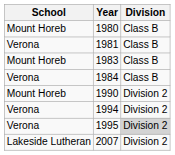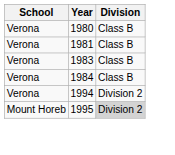(36, 28) Mount Horeb -> (23, 28) Verona
(36, 61) Mount Horeb -> (23, 61) Verona
- row: (107, 93)
(23, 126) Verona -> (36, 110) Mount Horeb
- row: (107, 142)
